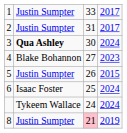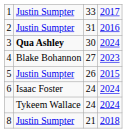(110, 27) 2017 -> (110, 27) 2016
(91, 89) 25 -> (91, 89) 24
(91, 120) pink background -> (91, 120) no background
(110, 120) 2019 -> (110, 120) 2018
